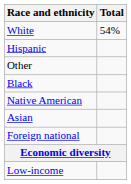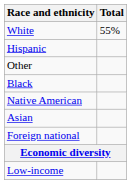(110, 30) 54% -> (110, 30) 55%
